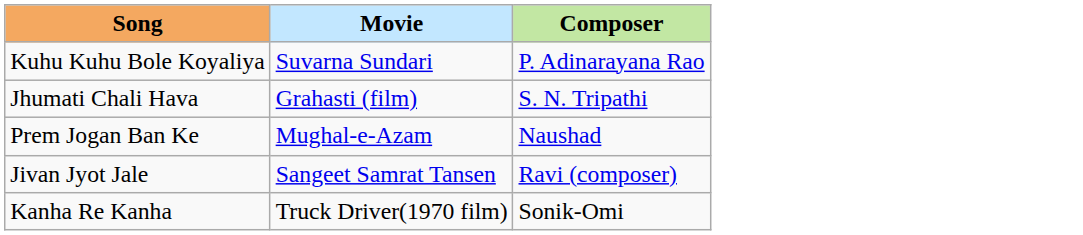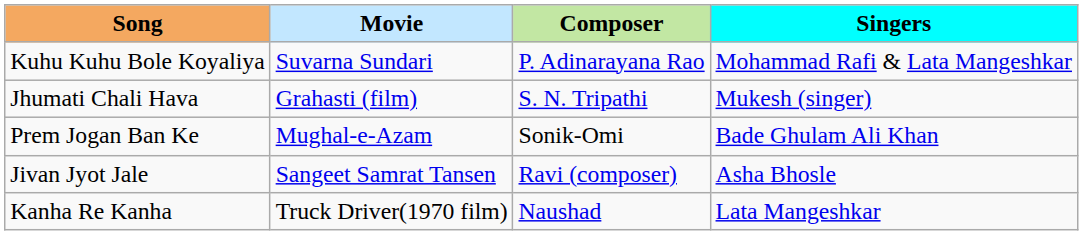+ column: (894, 23)
(560, 135) Naushad -> (571, 135) Sonik-Omi
(571, 211) Sonik-Omi -> (560, 211) Naushad
